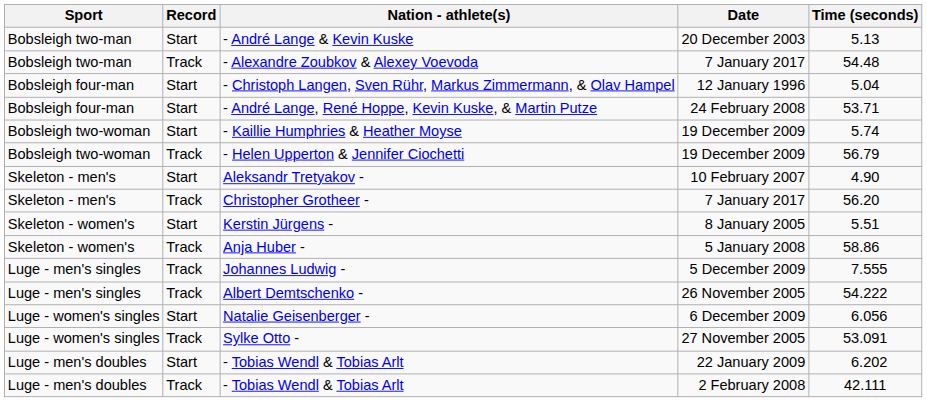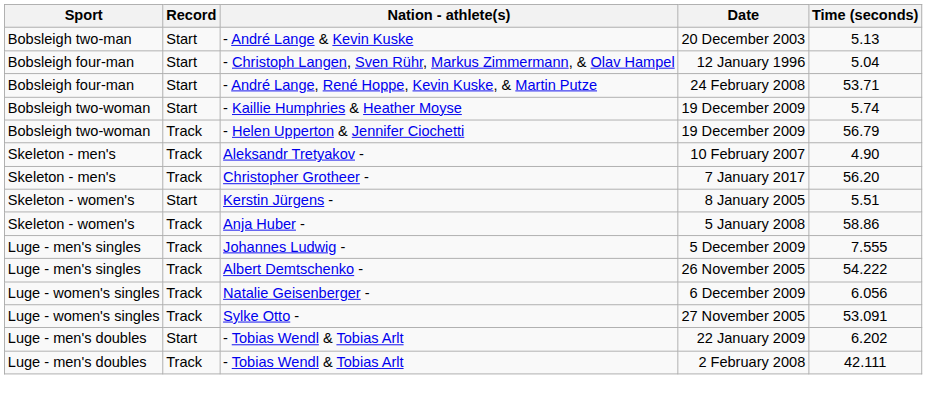- row: (351, 62)
(182, 177) Start -> (184, 154) Track
(182, 316) Start -> (184, 293) Track
